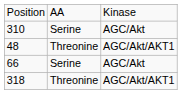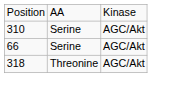- row: (13, 47)
(139, 81) AGC/Akt/AKT1 -> (124, 64) AGC/Akt
